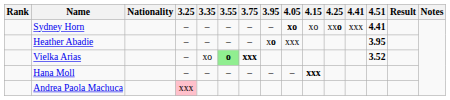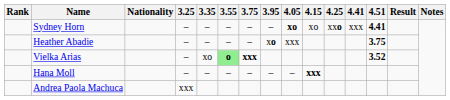(377, 42) 3.95 -> (377, 42) 3.75
(186, 88) pink background -> (186, 88) no background
